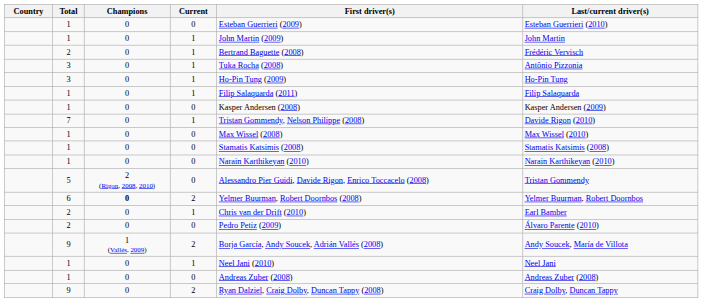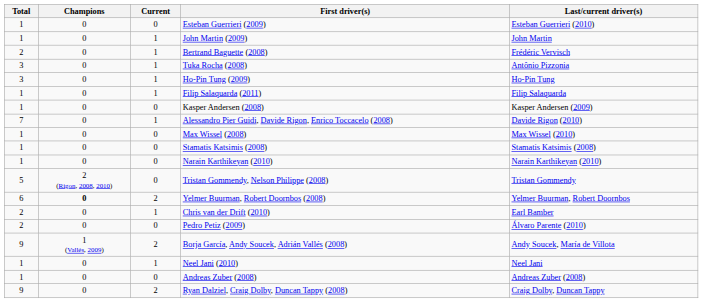- column: (29, 10)
(292, 120) Tristan Gommendy, Nelson Philippe (2008) -> (288, 120) Alessandro Pier Guidi, Davide Rigon, Enrico Toccacelo (2008)
(324, 180) Alessandro Pier Guidi, Davide Rigon, Enrico Toccacelo (2008) -> (255, 180) Tristan Gommendy, Nelson Philippe (2008)
